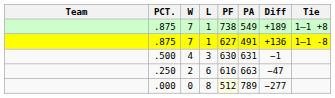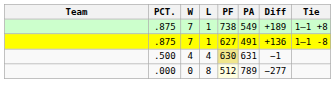(209, 56) 3 -> (209, 56) 4
(228, 56) no background -> (228, 56) khaki background
- row: (165, 71)
